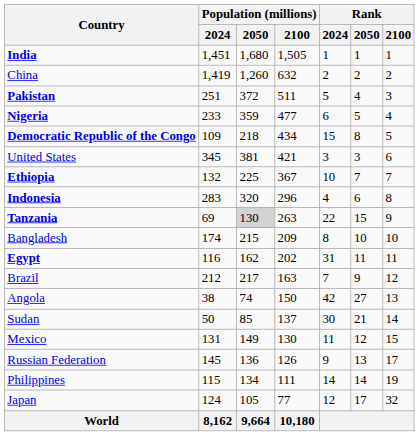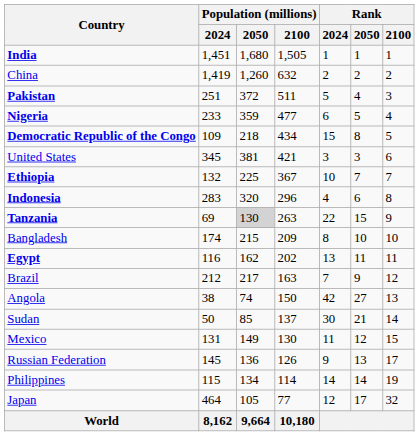(329, 258) 31 -> (329, 258) 13
(287, 380) 111 -> (287, 380) 114
(211, 400) 124 -> (211, 400) 464
